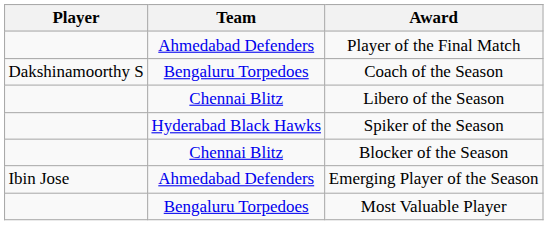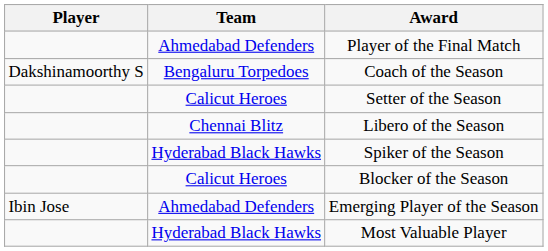+ row: (434, 98)
(236, 152) Chennai Blitz -> (236, 179) Calicut Heroes
(236, 206) Bengaluru Torpedoes -> (236, 233) Hyderabad Black Hawks
